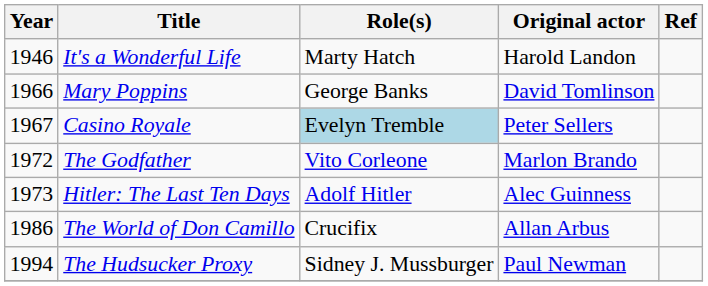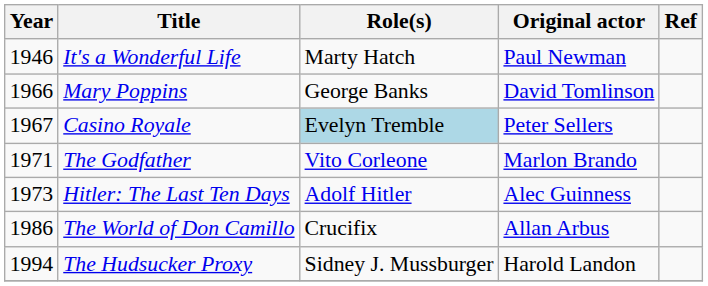(570, 56) Harold Landon -> (565, 56) Paul Newman
(31, 159) 1972 -> (31, 159) 1971
(565, 263) Paul Newman -> (570, 263) Harold Landon
